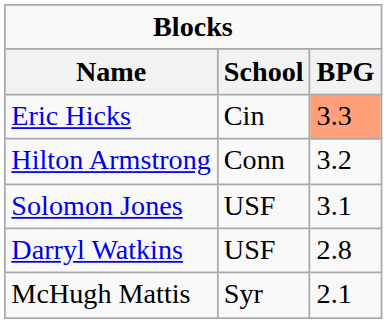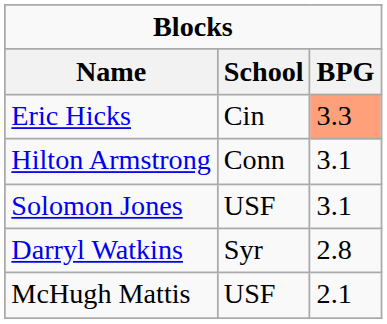(334, 160) 3.2 -> (334, 160) 3.1
(250, 250) USF -> (243, 250) Syr
(243, 294) Syr -> (250, 294) USF
